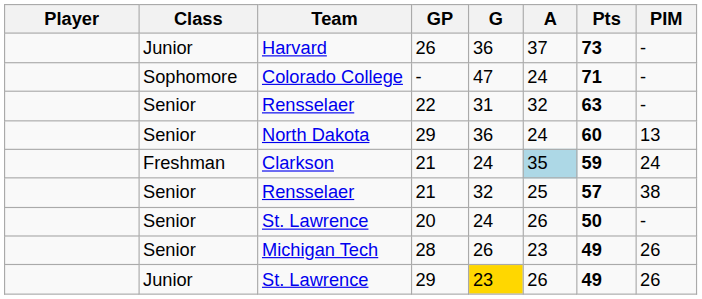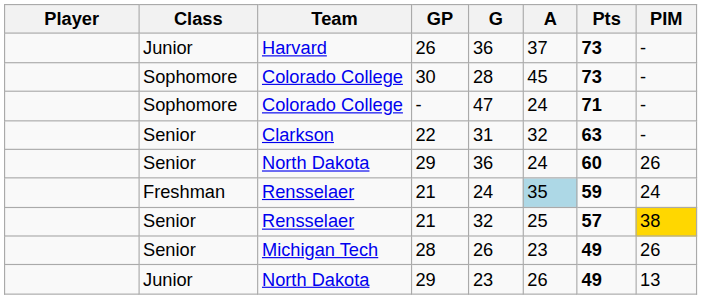+ row: (190, 76)
(308, 105) Rensselaer -> (298, 134) Clarkson
(650, 134) 13 -> (650, 163) 26
(298, 163) Clarkson -> (308, 192) Rensselaer
(650, 192) no background -> (650, 221) gold background
- row: (169, 221)
(315, 279) St. Lawrence -> (316, 279) North Dakota
(483, 279) gold background -> (483, 279) no background
(650, 279) 26 -> (650, 279) 13
